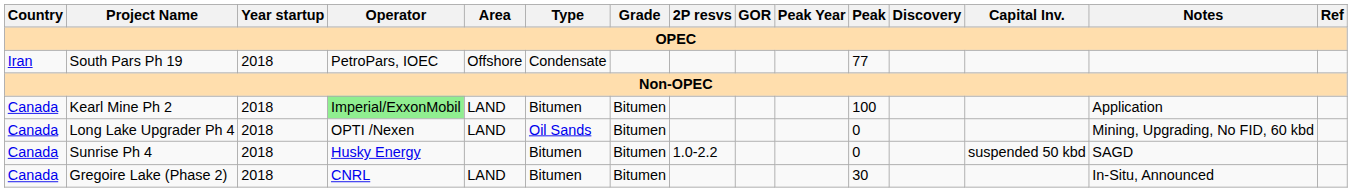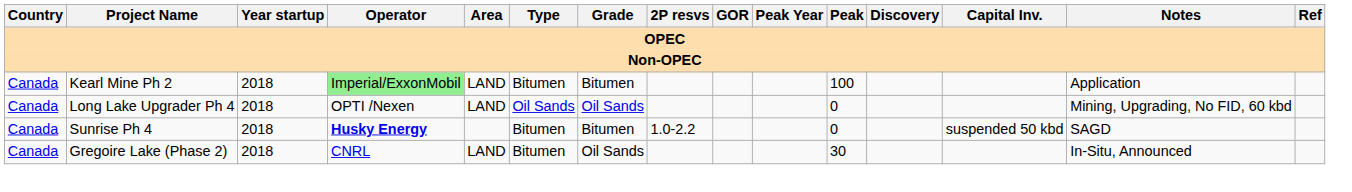- row: (126, 61)
(640, 130) Bitumen -> (613, 106) Oil Sands
(376, 152) normal -> (379, 129) bold
(640, 175) Bitumen -> (613, 152) Oil Sands
